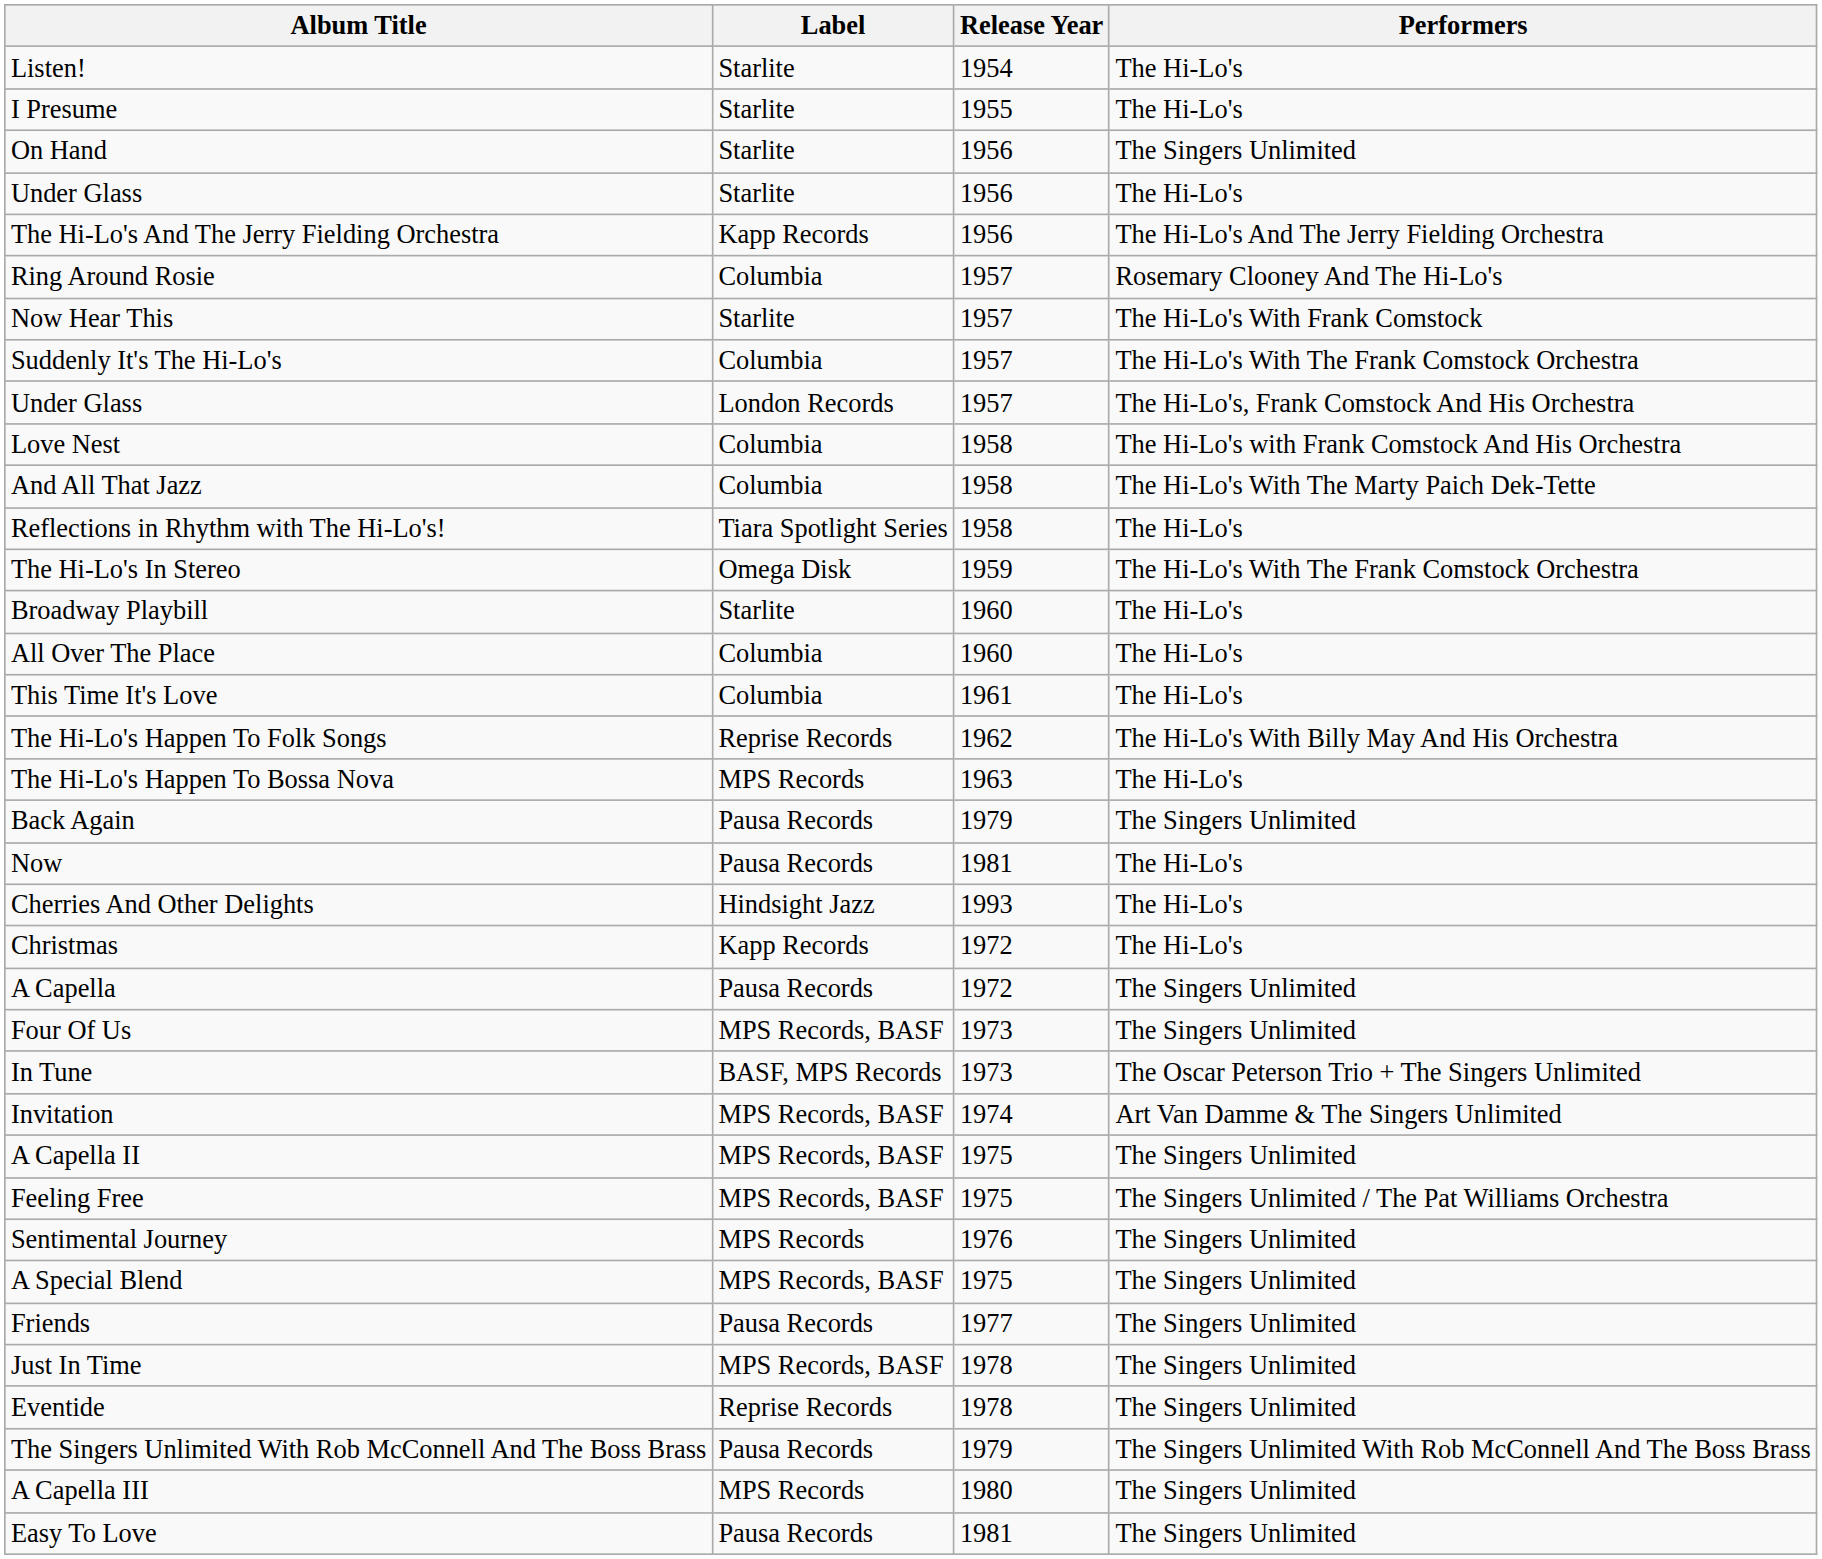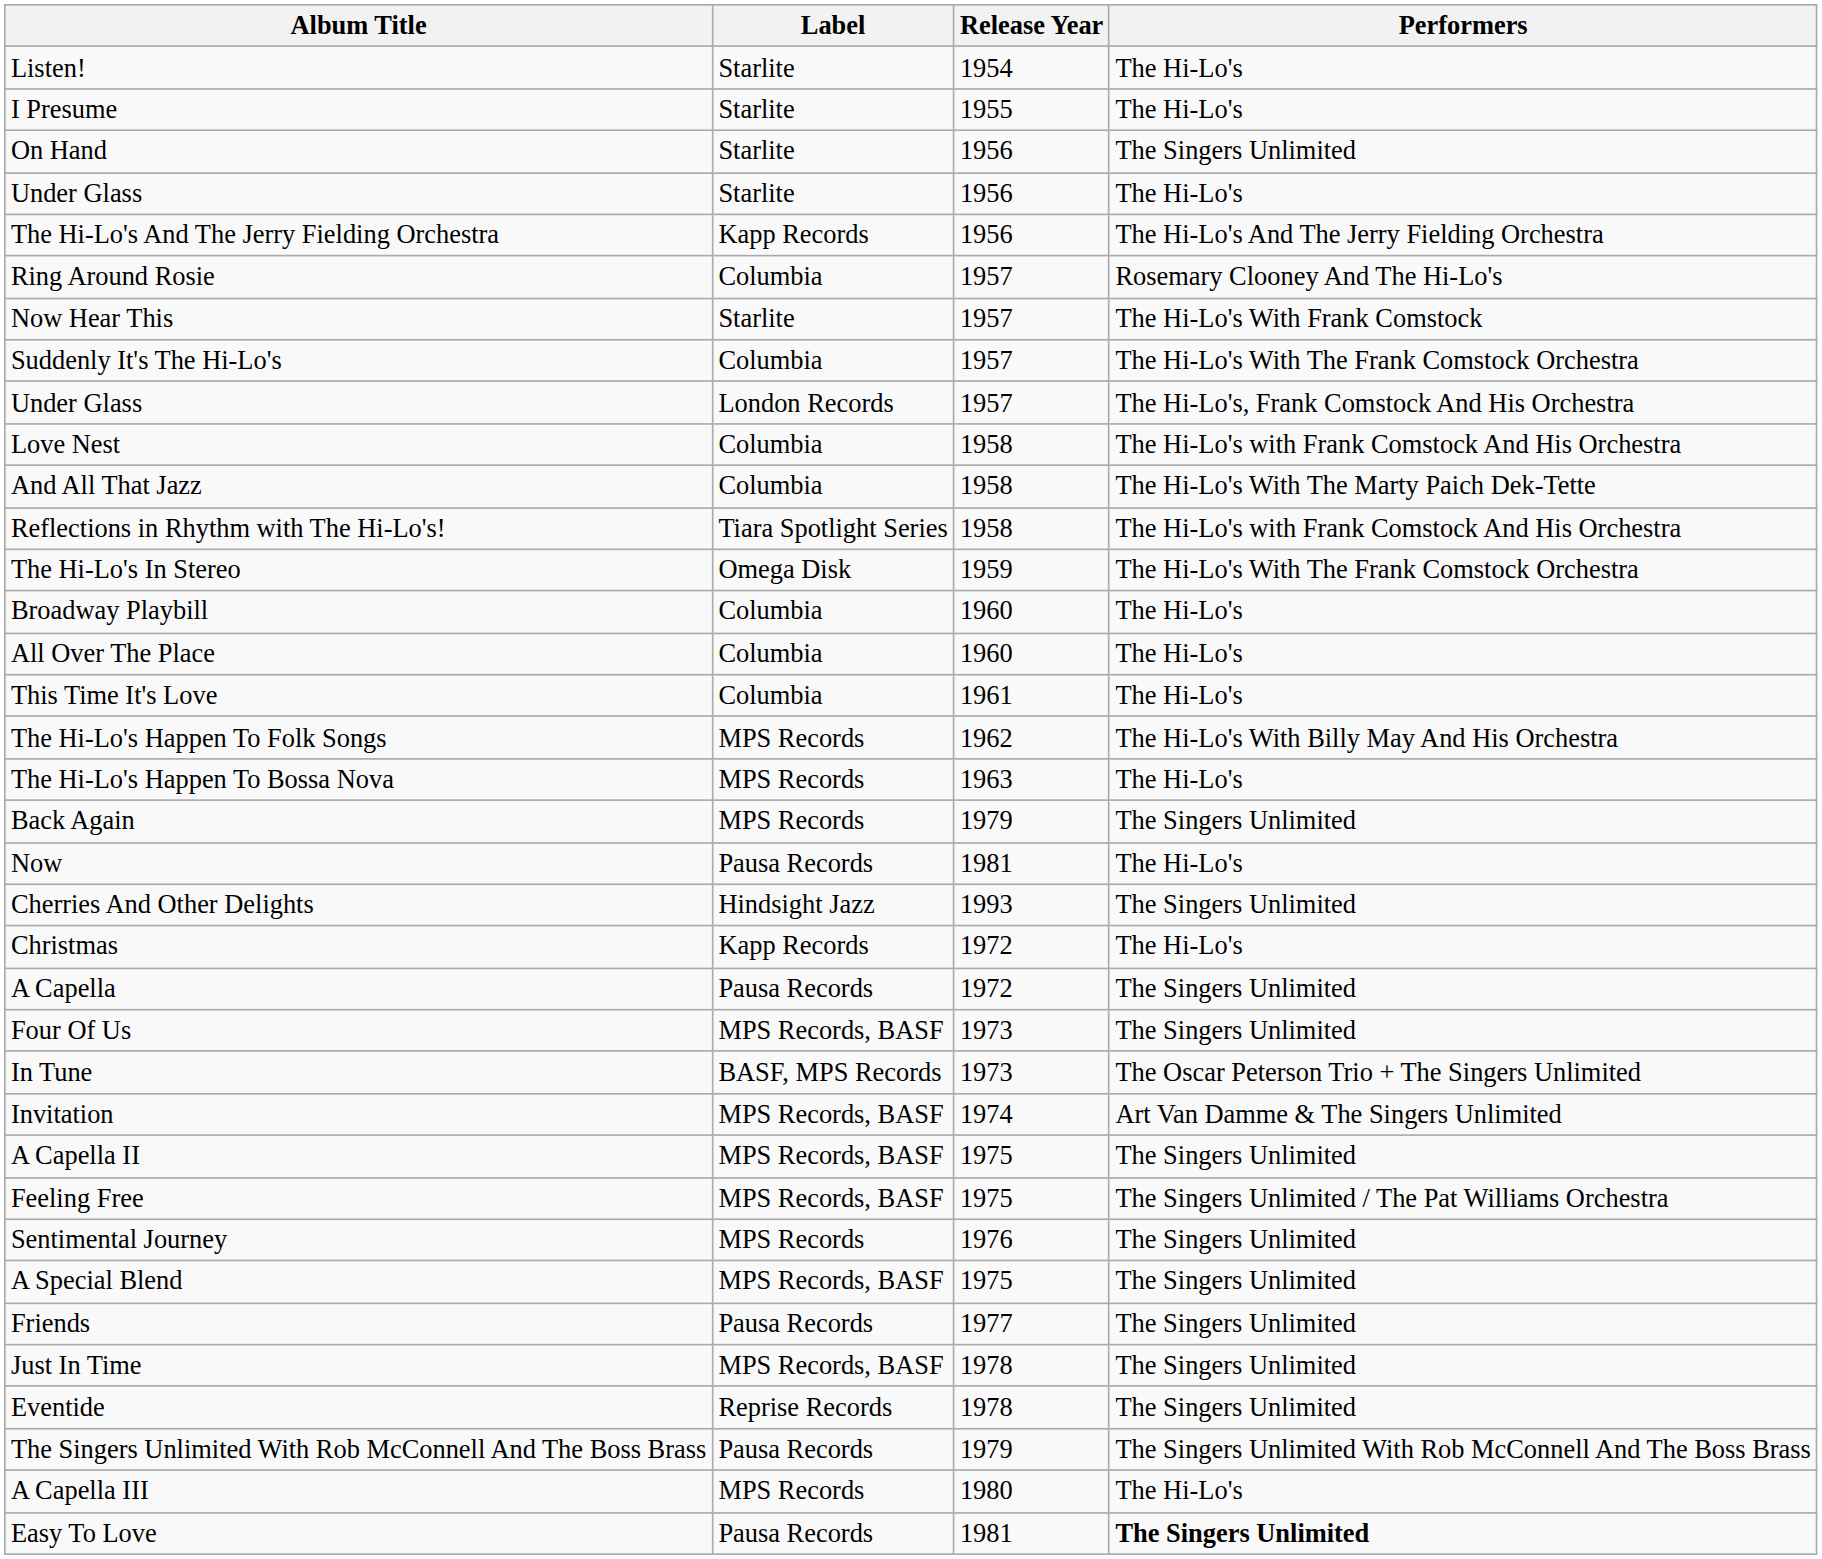(1179, 527) The Hi-Lo's -> (1398, 527) The Hi-Lo's with Frank Comstock And His Orchestra
(757, 611) Starlite -> (770, 611) Columbia
(805, 737) Reprise Records -> (791, 737) MPS Records
(796, 820) Pausa Records -> (791, 820) MPS Records
(1179, 904) The Hi-Lo's -> (1236, 904) The Singers Unlimited
(1236, 1490) The Singers Unlimited -> (1179, 1490) The Hi-Lo's
(1236, 1532) normal -> (1242, 1532) bold
